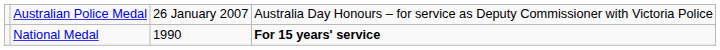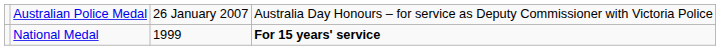(167, 34) 1990 -> (167, 34) 1999
